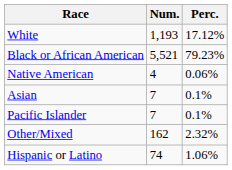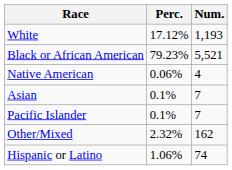columns swapped: (165, 14) <-> (205, 14)
